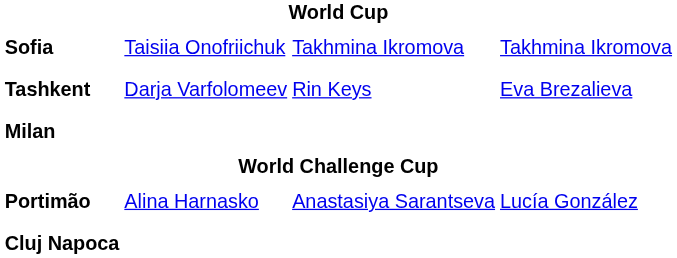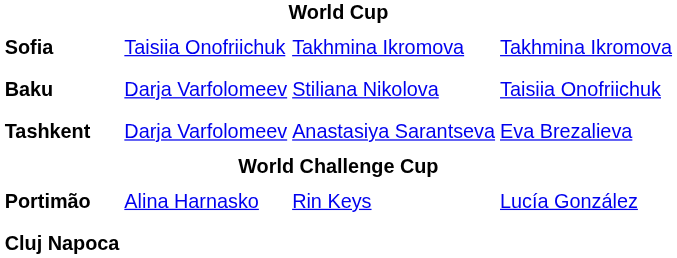+ row: (29, 89)
(332, 89) Rin Keys -> (394, 131) Anastasiya Sarantseva
- row: (30, 131)
(394, 201) Anastasiya Sarantseva -> (332, 201) Rin Keys
